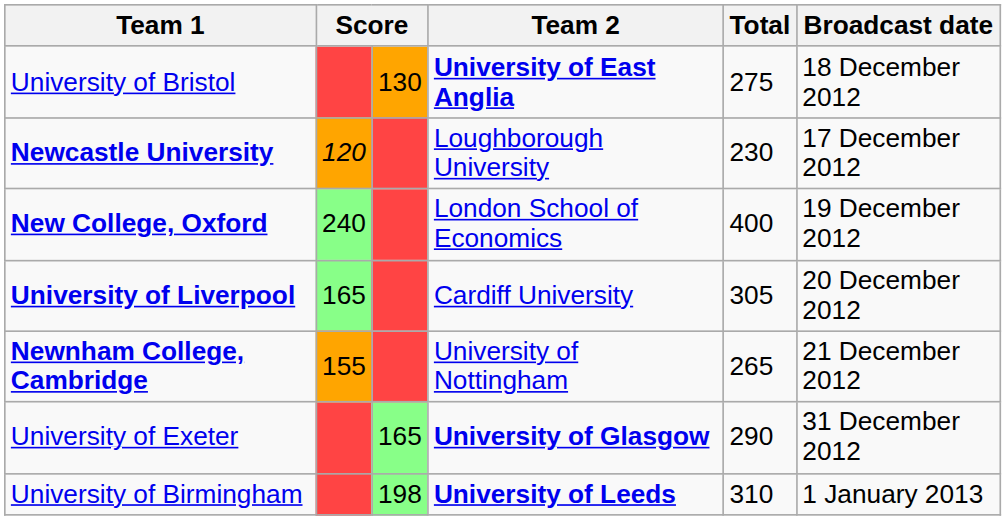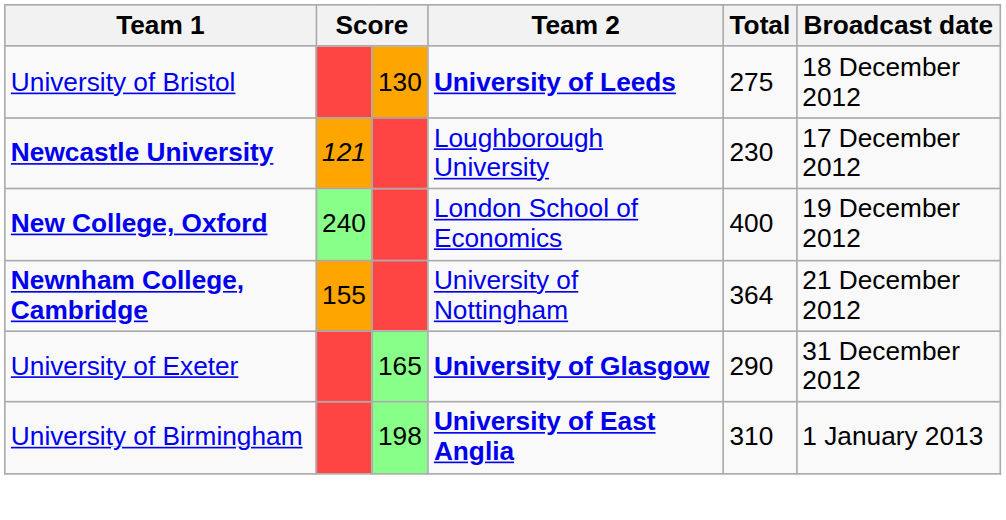(545, 81) University of East Anglia -> (555, 81) University of Leeds
(344, 152) 120 -> (344, 152) 121
- row: (153, 295)
(751, 366) 265 -> (751, 295) 364
(555, 493) University of Leeds -> (545, 437) University of East Anglia
